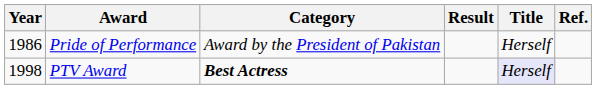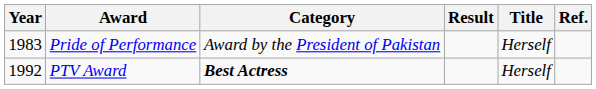(25, 44) 1986 -> (25, 44) 1983
(25, 71) 1998 -> (25, 71) 1992
(526, 71) lavender background -> (526, 71) no background
